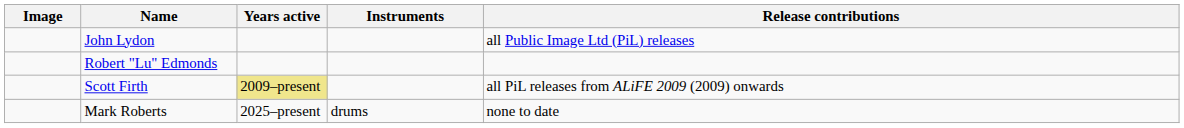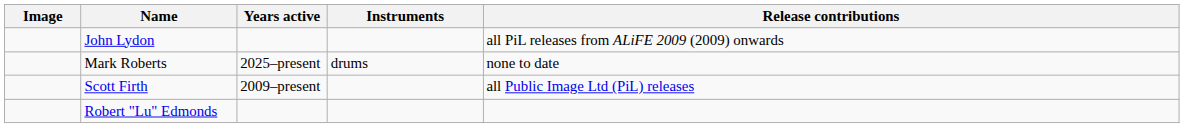(590, 39) all Public Image Ltd (PiL) releases -> (635, 39) all PiL releases from ALiFE 2009 (2009) onwards
rows swapped: (151, 63) <-> (126, 110)
(280, 87) khaki background -> (280, 87) no background
(635, 87) all PiL releases from ALiFE 2009 (2009) onwards -> (590, 87) all Public Image Ltd (PiL) releases
